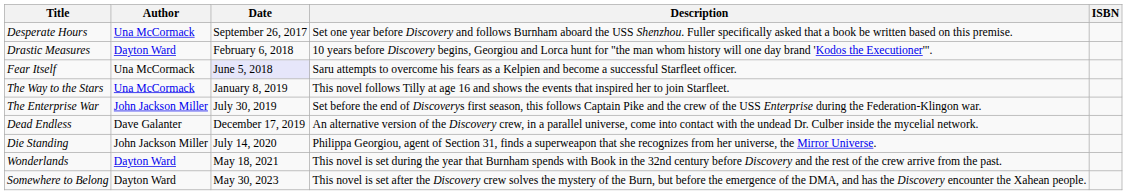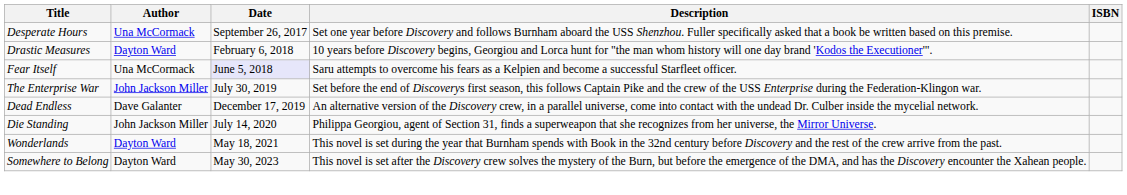- row: (55, 87)
